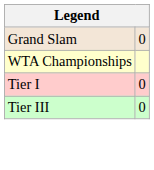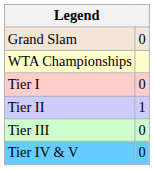+ row: (26, 107)
+ row: (43, 152)
